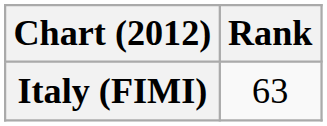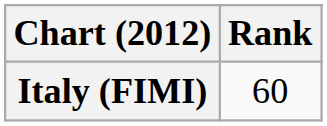(270, 90) 63 -> (270, 90) 60
